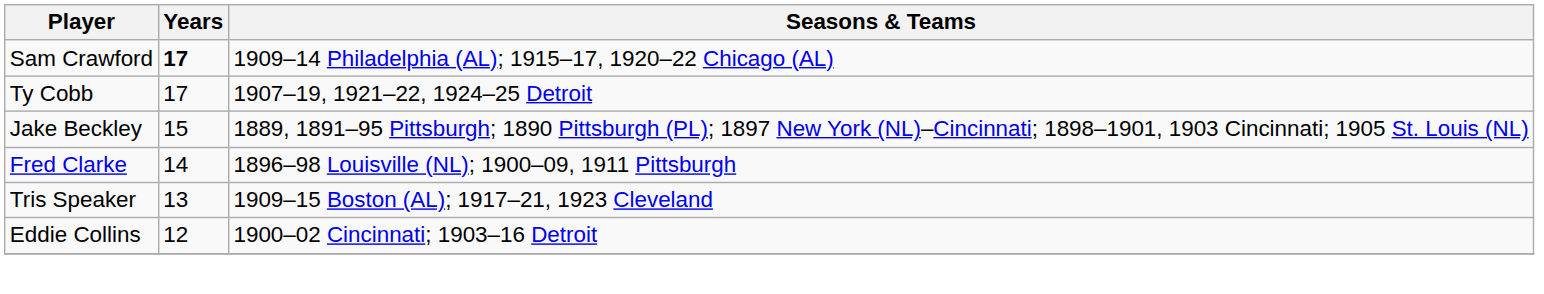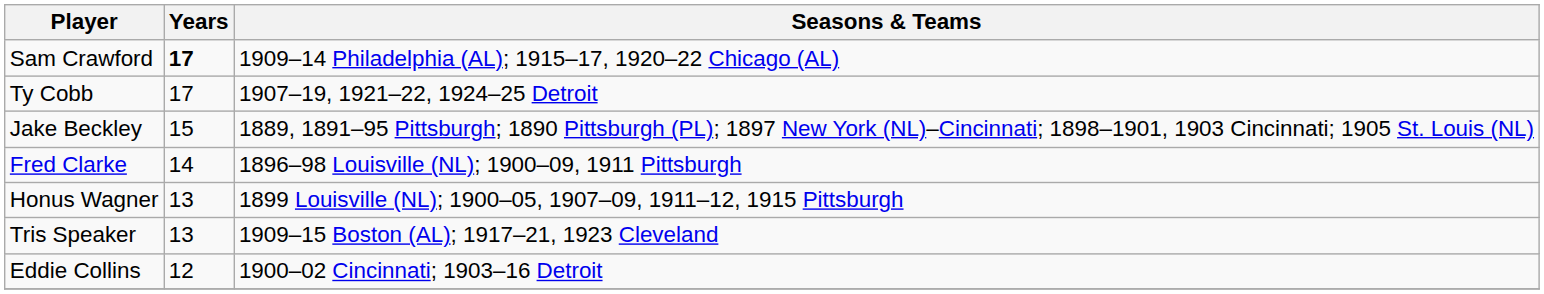+ row: (84, 199)
